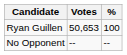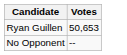- column: (112, 12)
